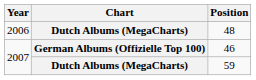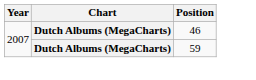- row: (229, 30)
(120, 48) German Albums (Offizielle Top 100) -> (102, 30) Dutch Albums (MegaCharts)
